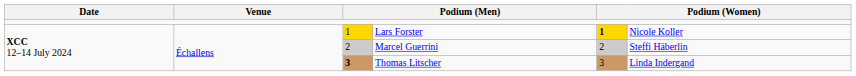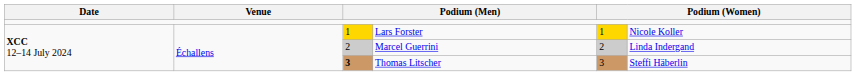(602, 32) bold -> (602, 32) normal
(659, 47) Steffi Häberlin -> (662, 47) Linda Indergand
(662, 63) Linda Indergand -> (659, 63) Steffi Häberlin
